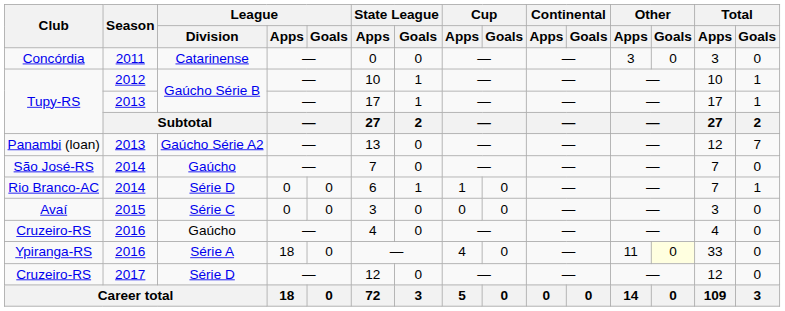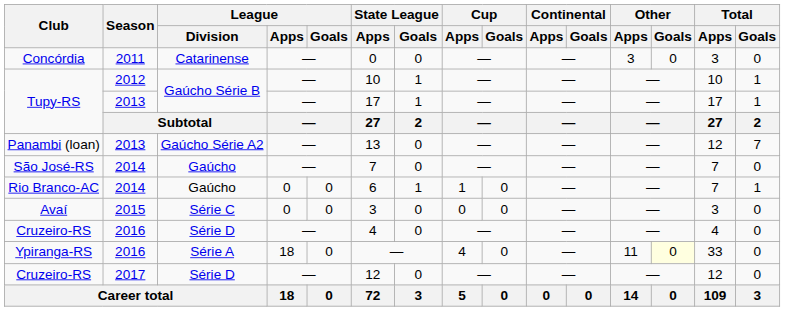(212, 187) Série D -> (212, 187) Gaúcho
(212, 230) Gaúcho -> (212, 230) Série D
